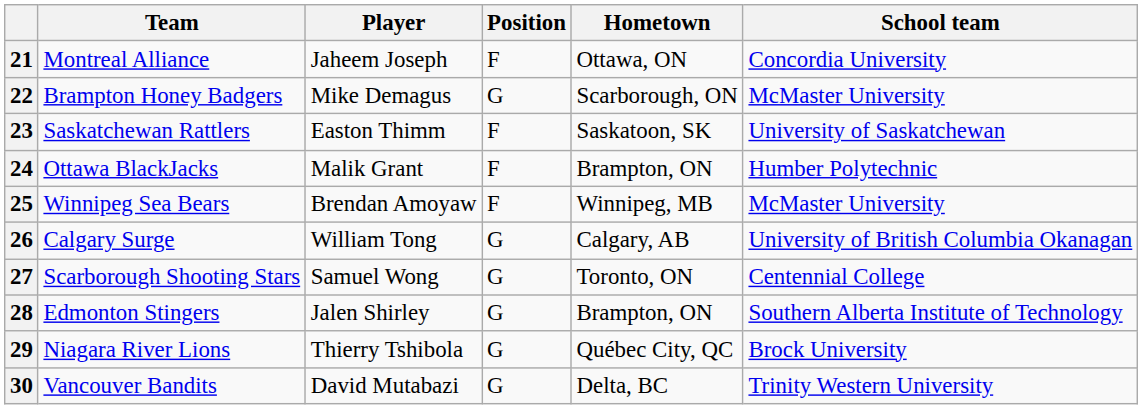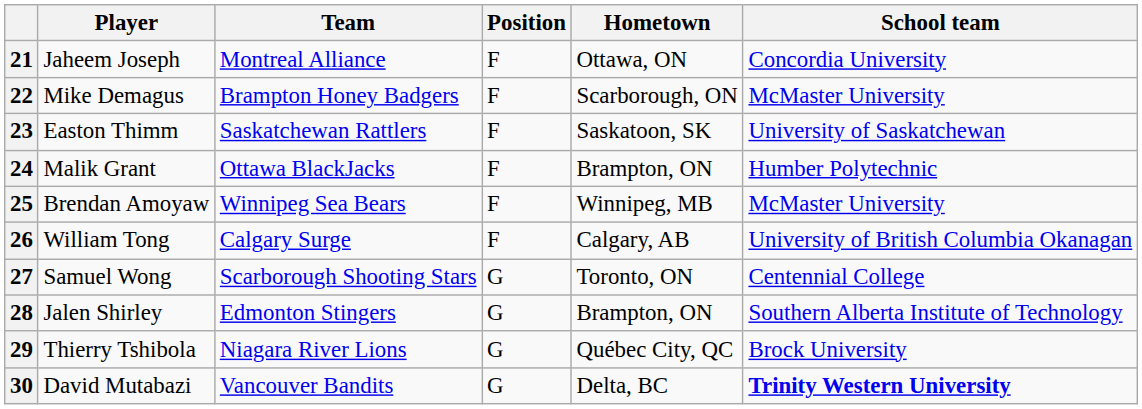columns swapped: (172, 22) <-> (394, 22)
(495, 95) G -> (493, 95) F
(495, 240) G -> (493, 240) F
(871, 385) normal -> (880, 385) bold
